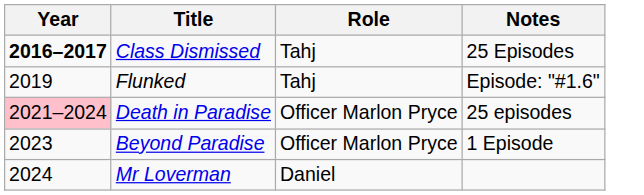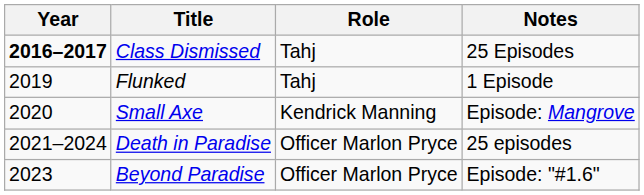(533, 81) Episode: "#1.6" -> (510, 81) 1 Episode
+ row: (159, 112)
(58, 112) pink background -> (58, 143) no background
(510, 143) 1 Episode -> (533, 174) Episode: "#1.6"
- row: (173, 174)
